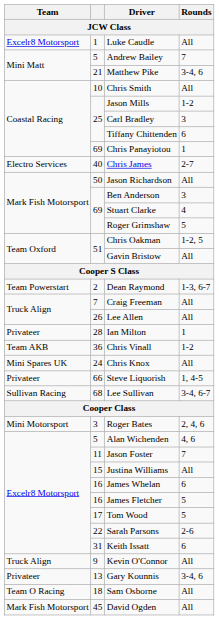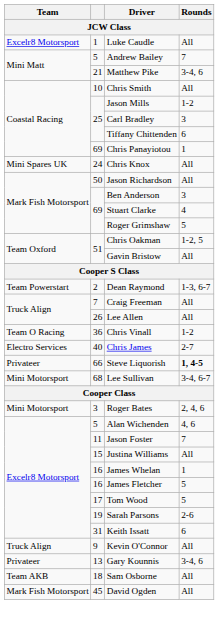rows swapped: (128, 362) <-> (129, 164)
- row: (126, 332)
(27, 347) Team AKB -> (35, 332) Team O Racing
(192, 377) normal -> (192, 362) bold
(36, 393) Sullivan Racing -> (37, 377) Mini Motorsport
(183, 484) 6 -> (183, 469) 1
(98, 530) 22 -> (98, 515) 19
(35, 591) Team O Racing -> (27, 576) Team AKB
